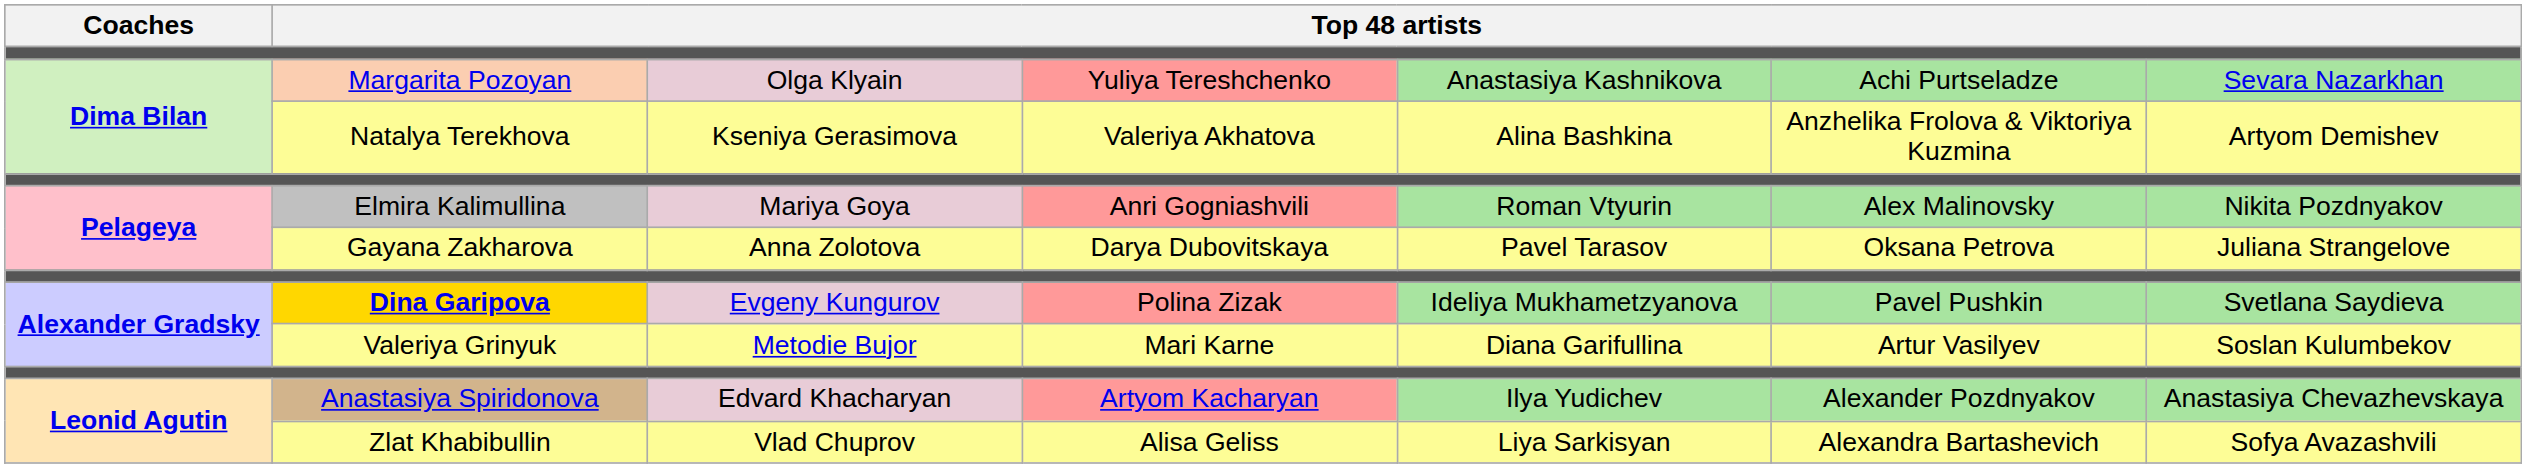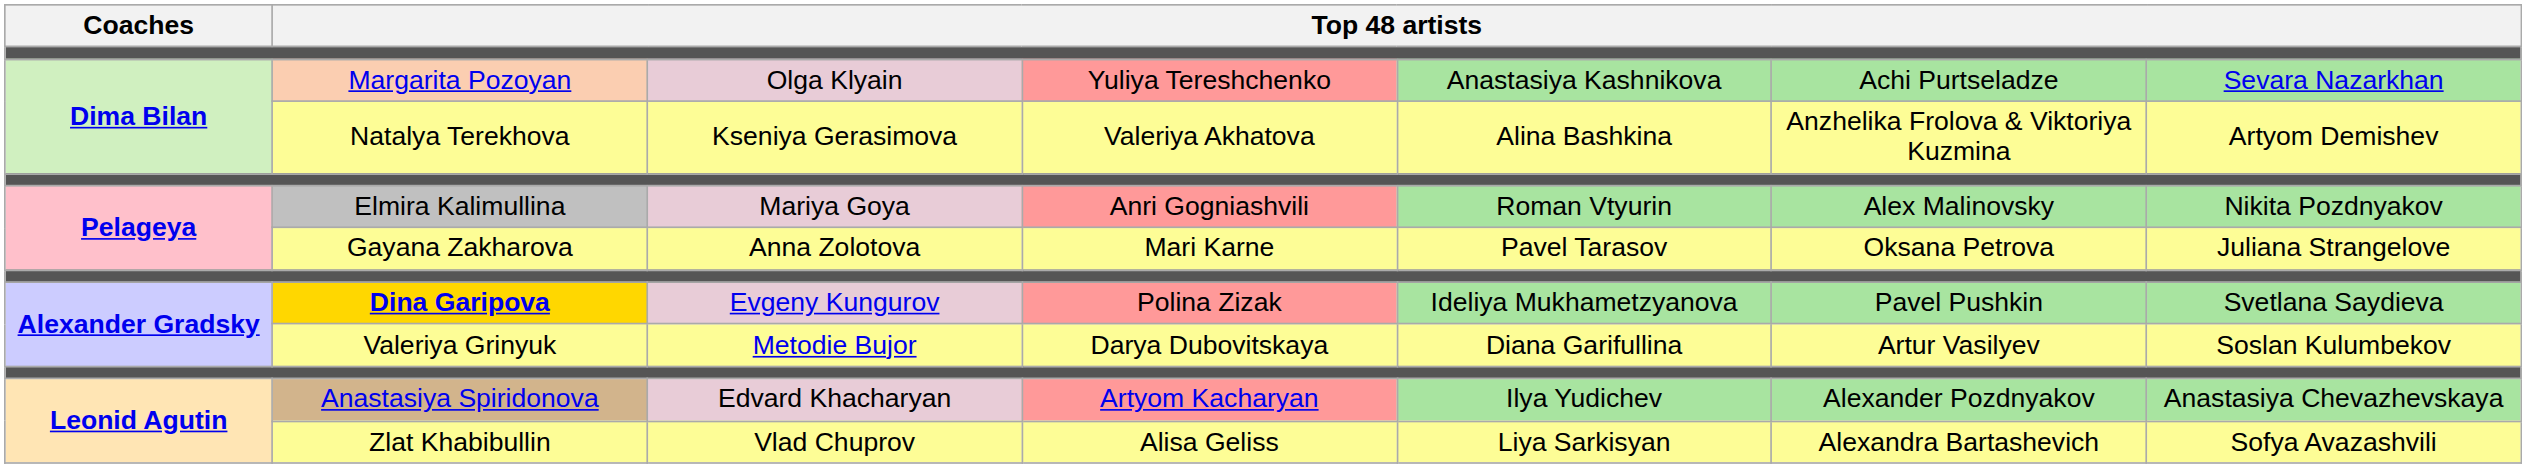(1209, 248) Darya Dubovitskaya -> (1209, 248) Mari Karne
(1209, 344) Mari Karne -> (1209, 344) Darya Dubovitskaya
